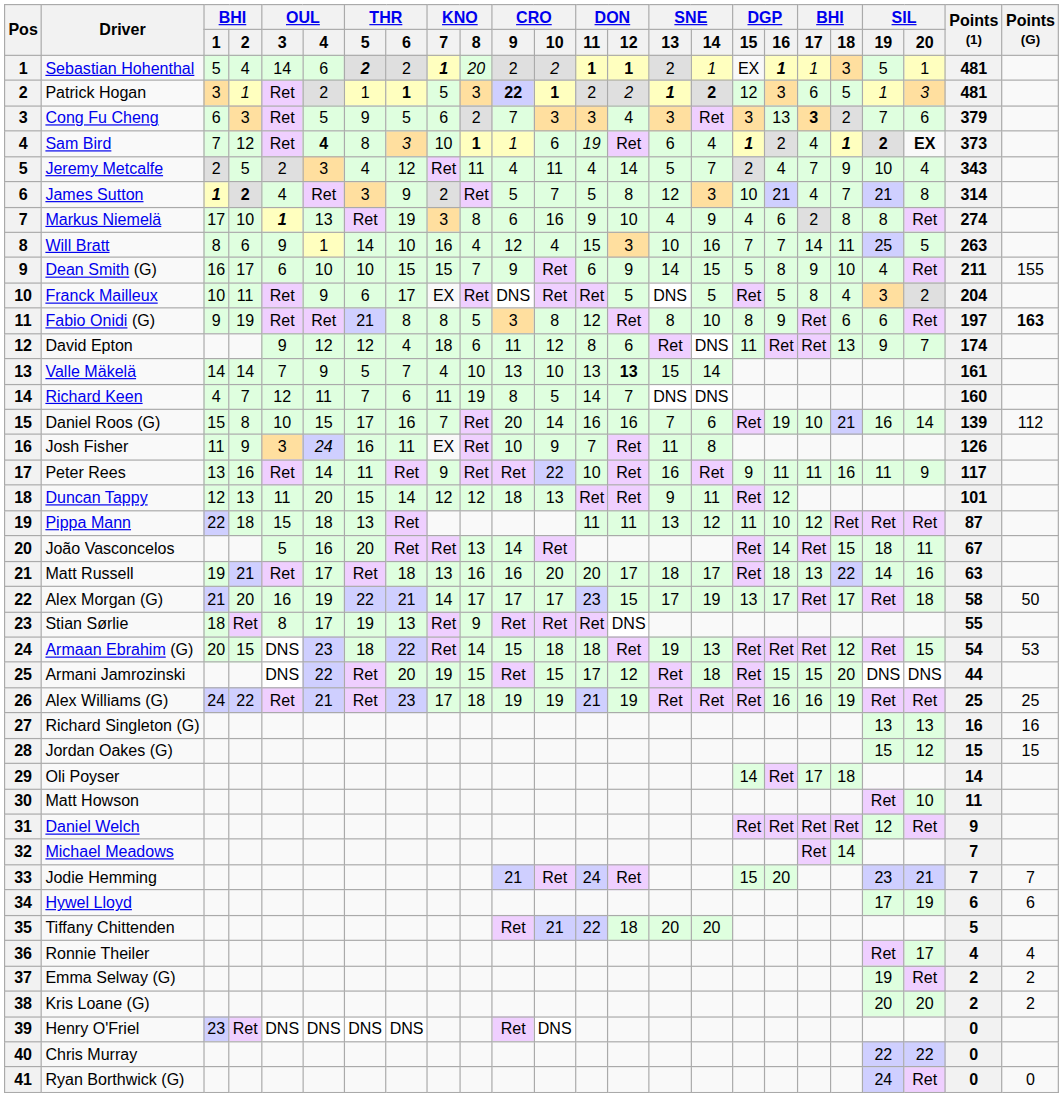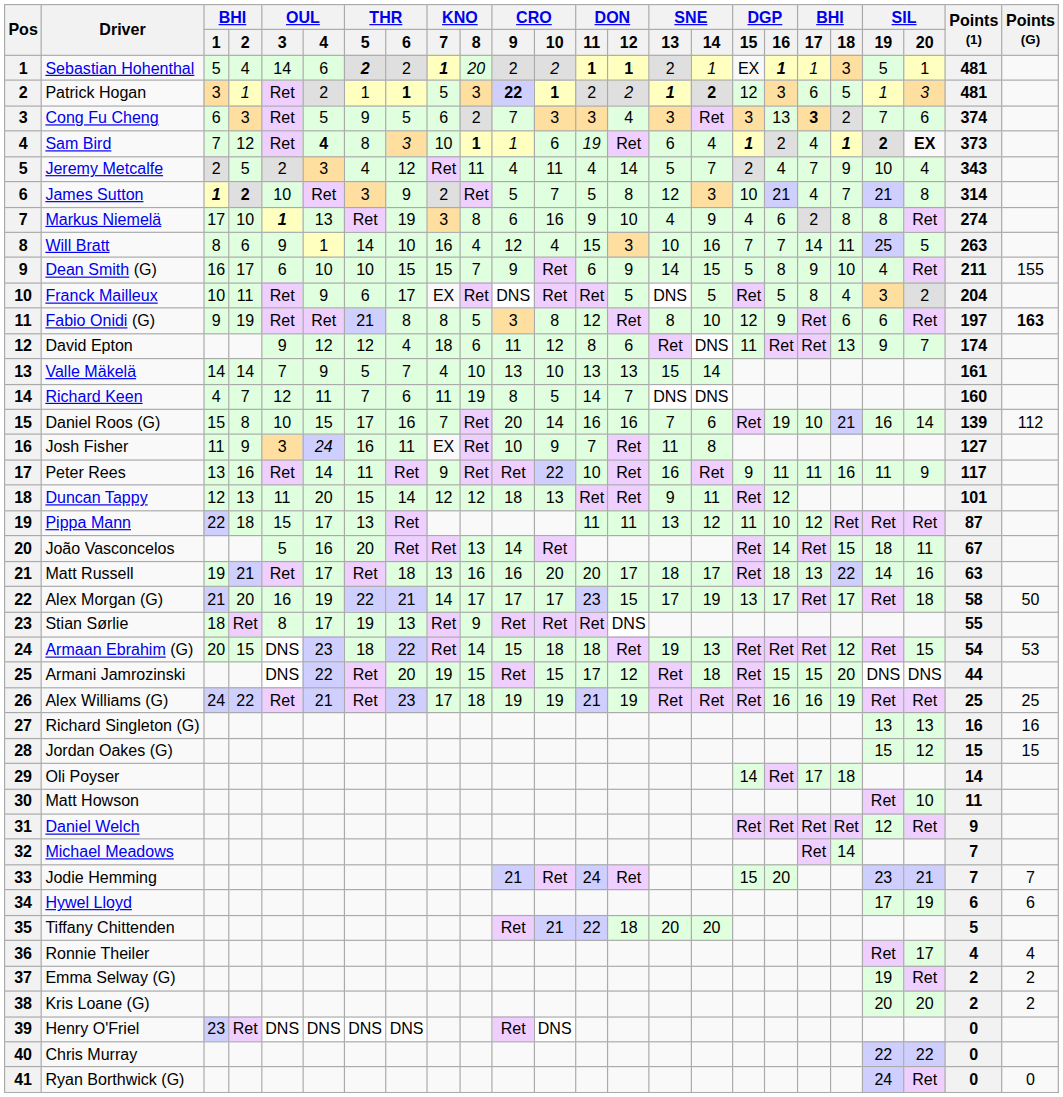(974, 118) 379 -> (974, 118) 374
(282, 194) 4 -> (282, 194) 10
(749, 320) 8 -> (749, 320) 12
(629, 371) bold -> (629, 371) normal
(974, 447) 126 -> (974, 447) 127
(324, 523) 18 -> (324, 523) 17
